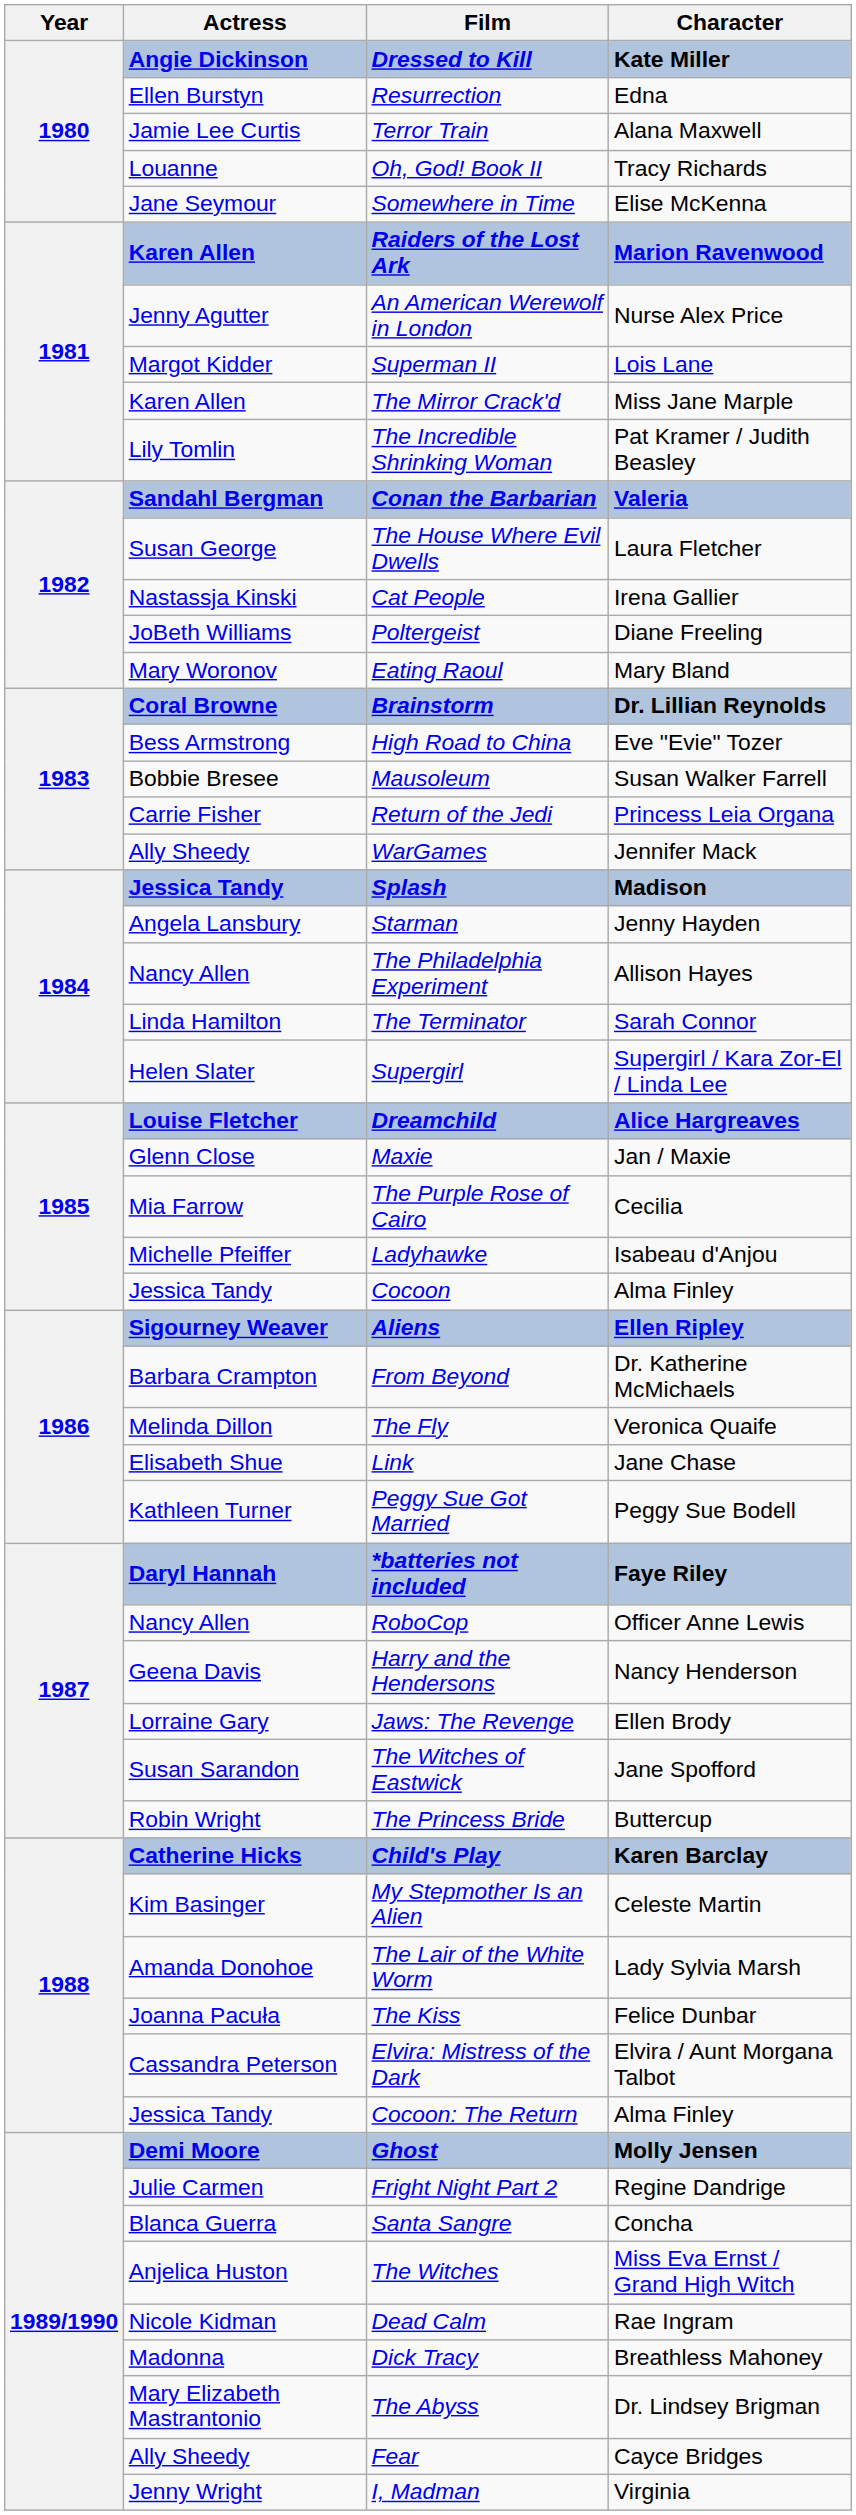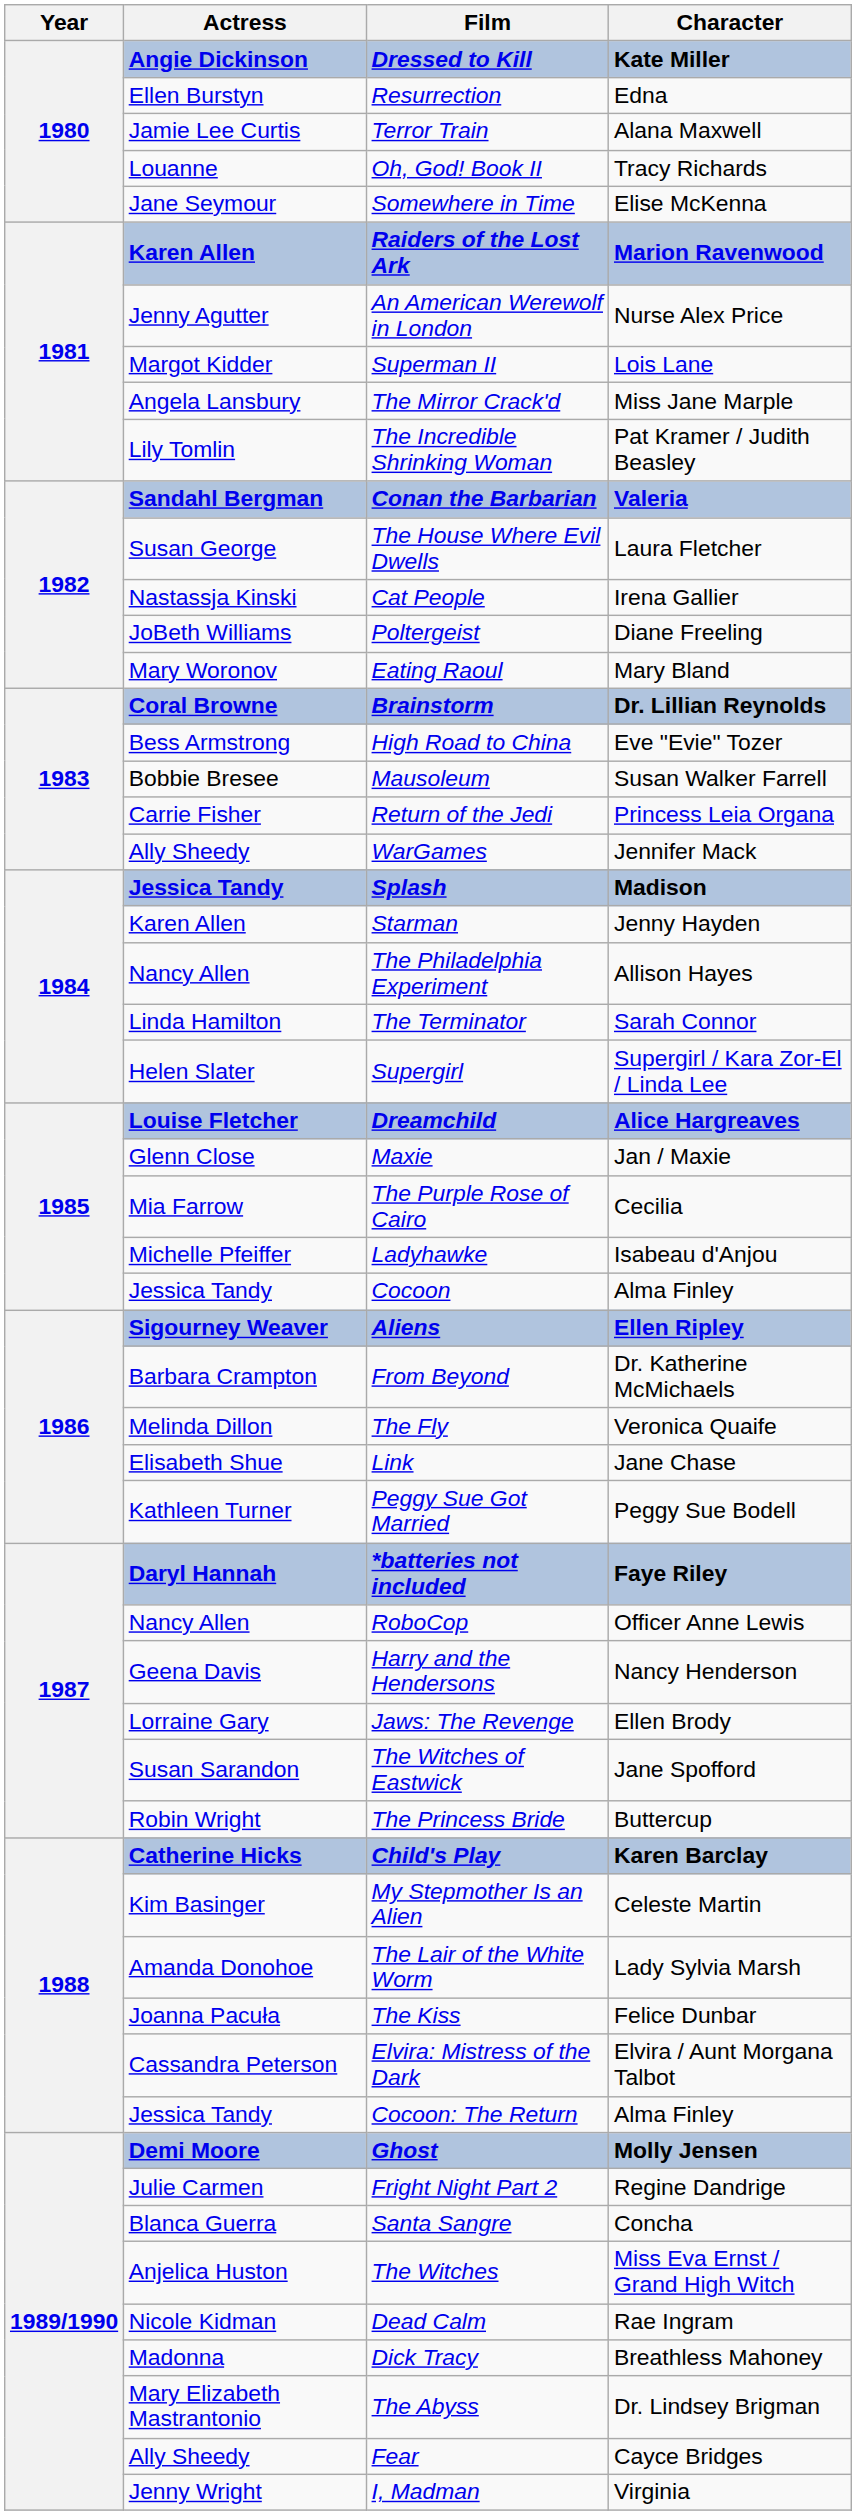(187, 400) Karen Allen -> (215, 400) Angela Lansbury
(215, 923) Angela Lansbury -> (187, 923) Karen Allen
